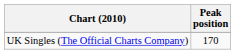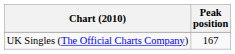(211, 40) 170 -> (211, 40) 167
